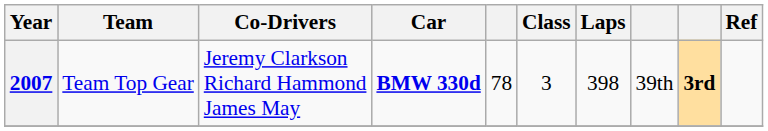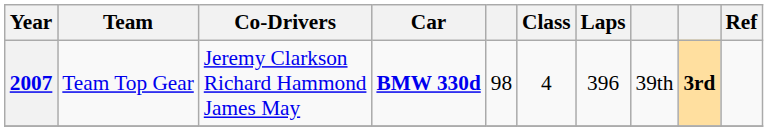(501, 82) 78 -> (501, 82) 98
(546, 82) 3 -> (546, 82) 4
(603, 82) 398 -> (603, 82) 396
